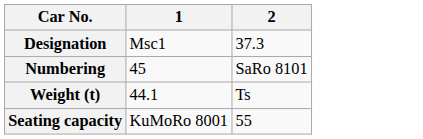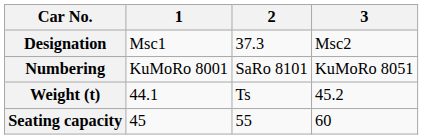+ column: (364, 17)
(138, 69) 45 -> (179, 69) KuMoRo 8001
(179, 120) KuMoRo 8001 -> (138, 120) 45
